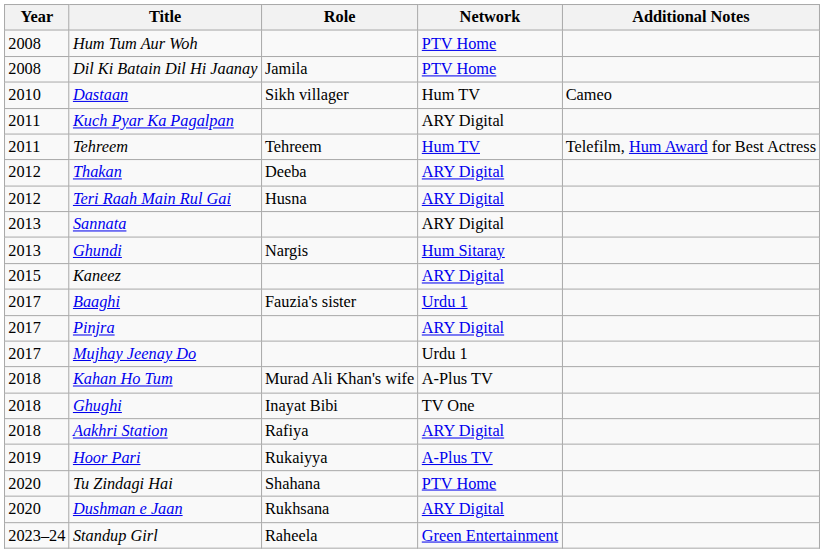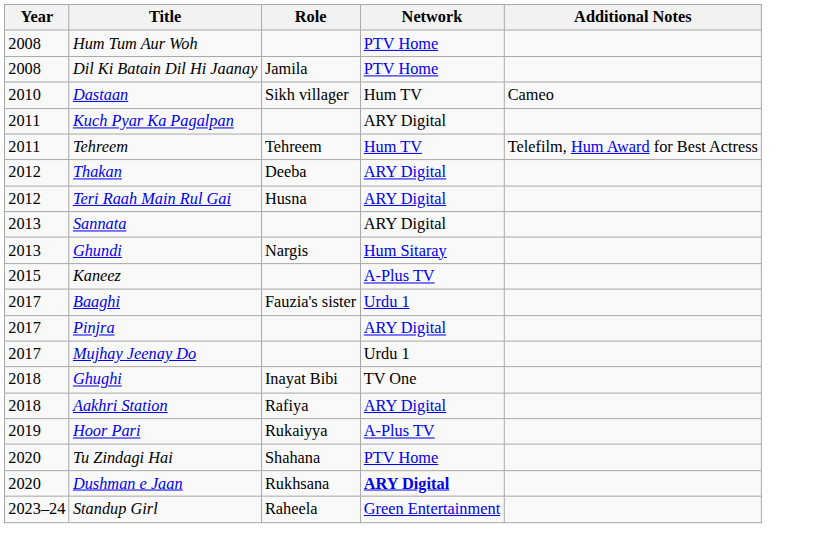(463, 276) ARY Digital -> (399, 276) A-Plus TV
- row: (123, 379)
(463, 509) normal -> (406, 483) bold
